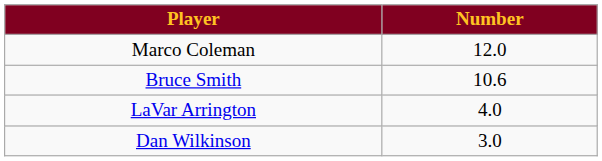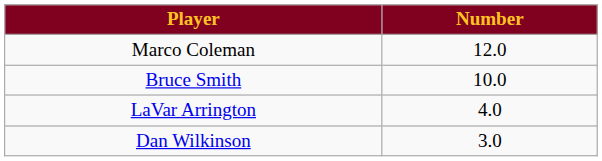(490, 79) 10.6 -> (490, 79) 10.0
